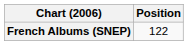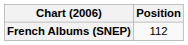(159, 31) 122 -> (159, 31) 112
